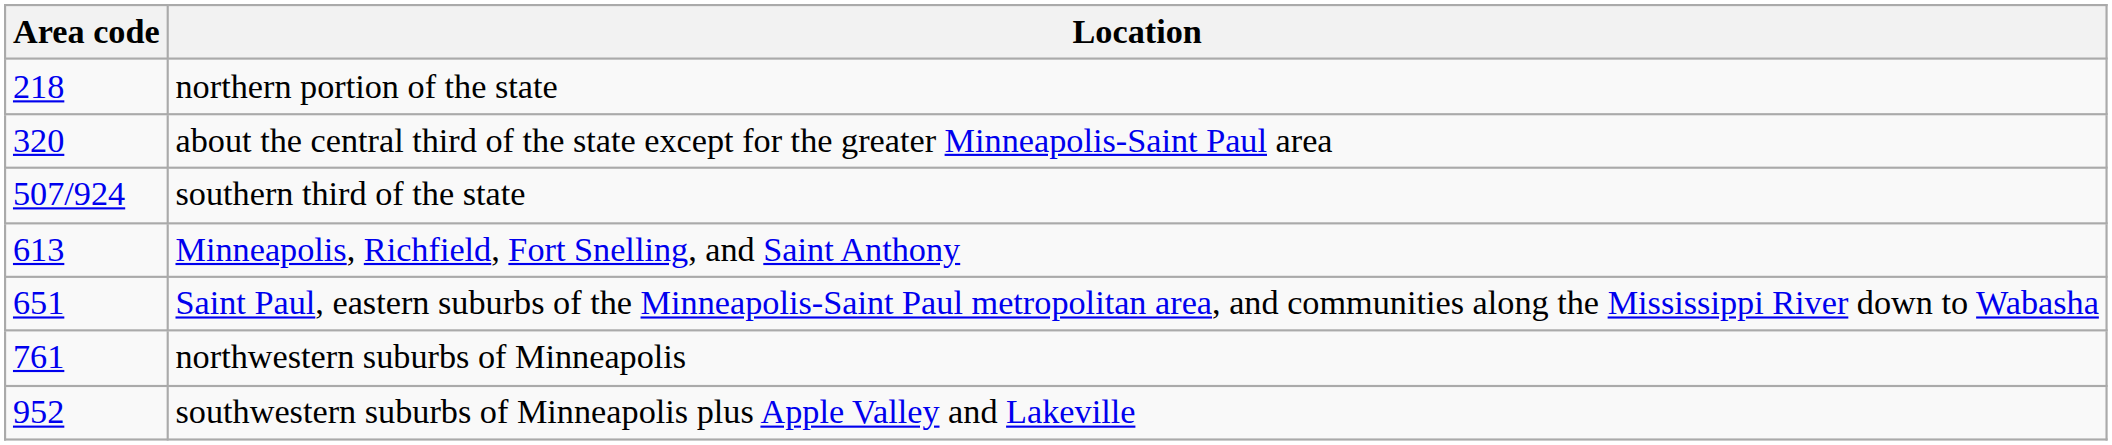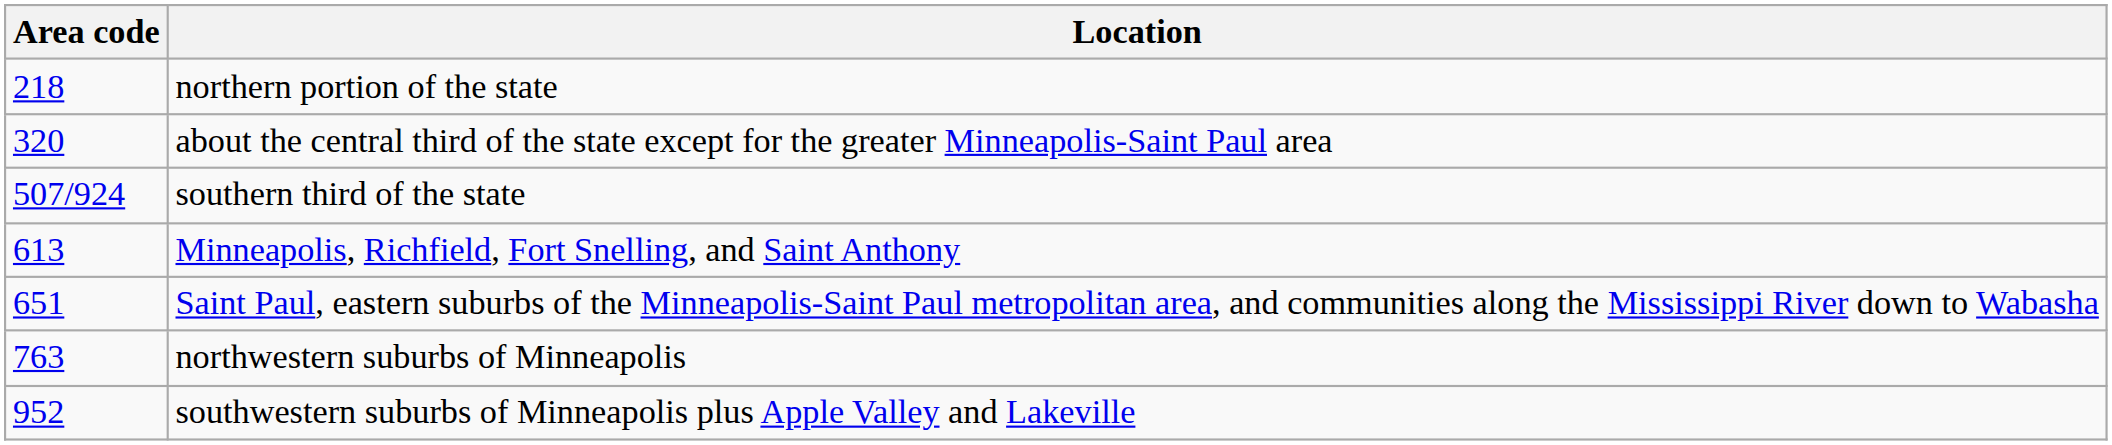(39, 357) 761 -> (39, 357) 763
